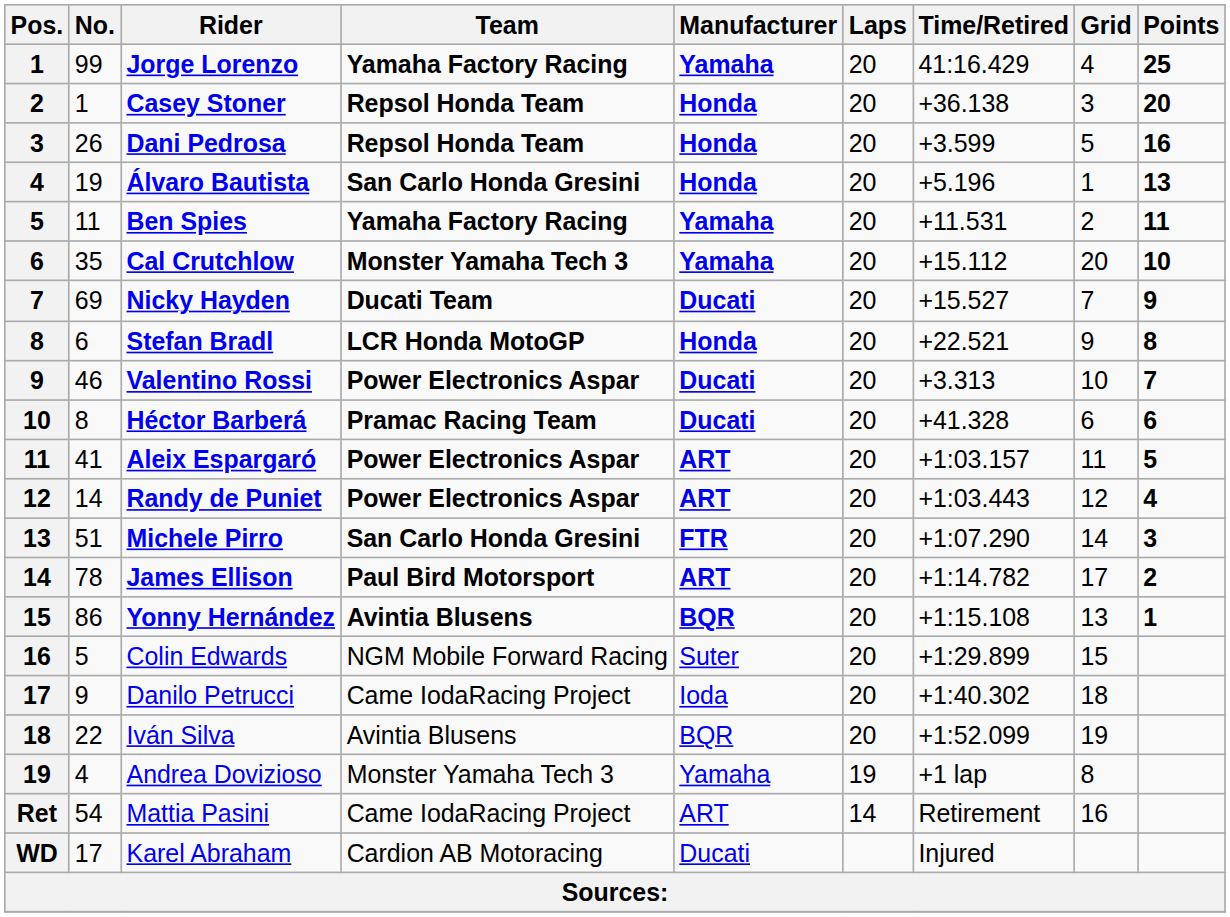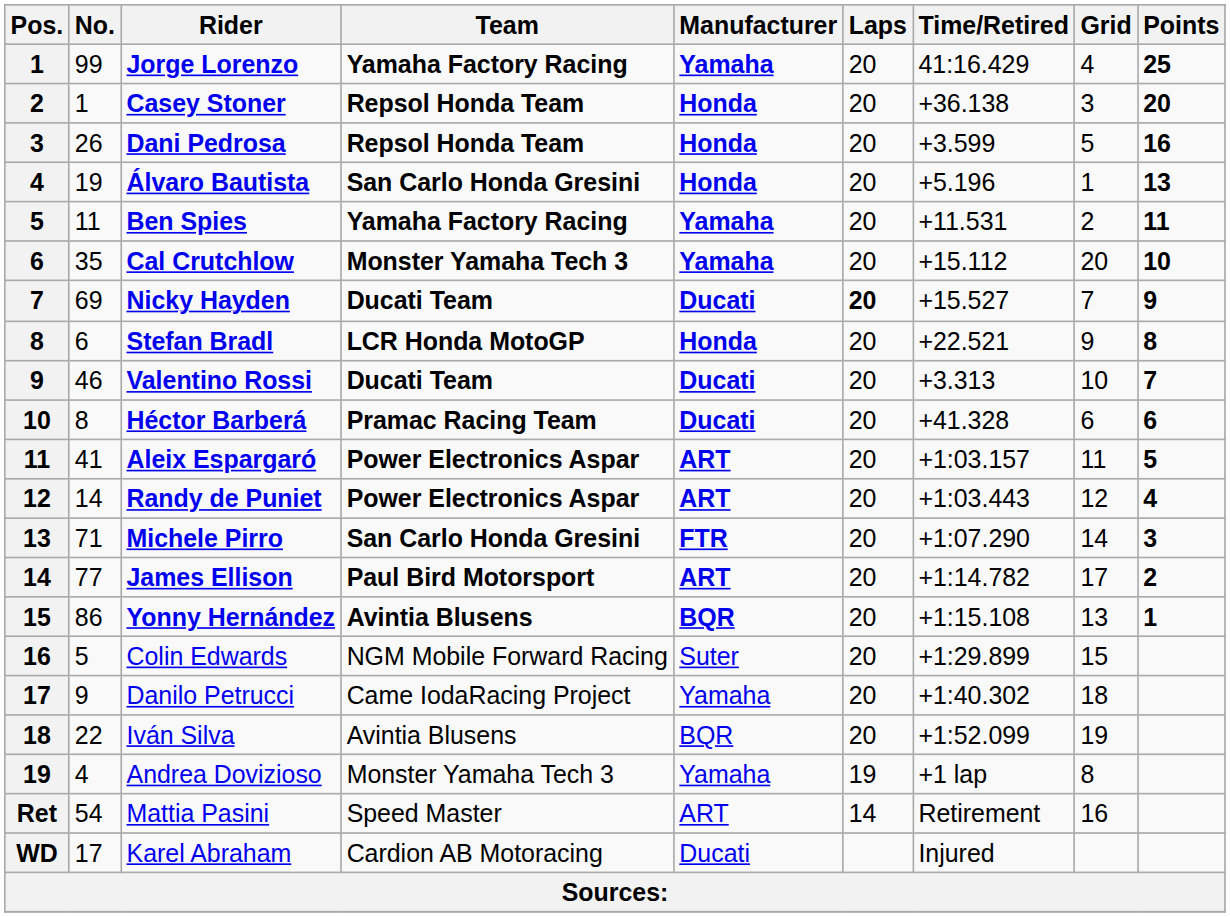(863, 301) normal -> (863, 301) bold
(493, 380) Power Electronics Aspar -> (420, 380) Ducati Team
(89, 538) 51 -> (89, 538) 71
(89, 577) 78 -> (89, 577) 77
(704, 696) Ioda -> (725, 696) Yamaha
(489, 814) Came IodaRacing Project -> (424, 814) Speed Master
